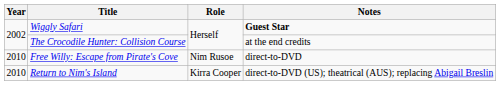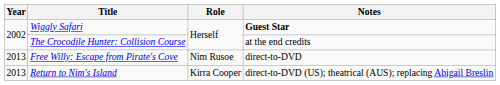(16, 57) 2010 -> (16, 57) 2013
(16, 73) 2010 -> (16, 73) 2013
